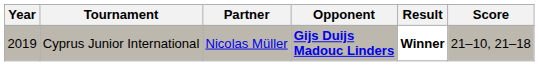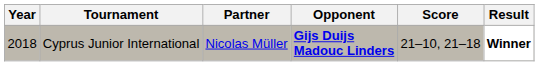columns swapped: (491, 15) <-> (423, 15)
(22, 43) 2019 -> (22, 43) 2018
